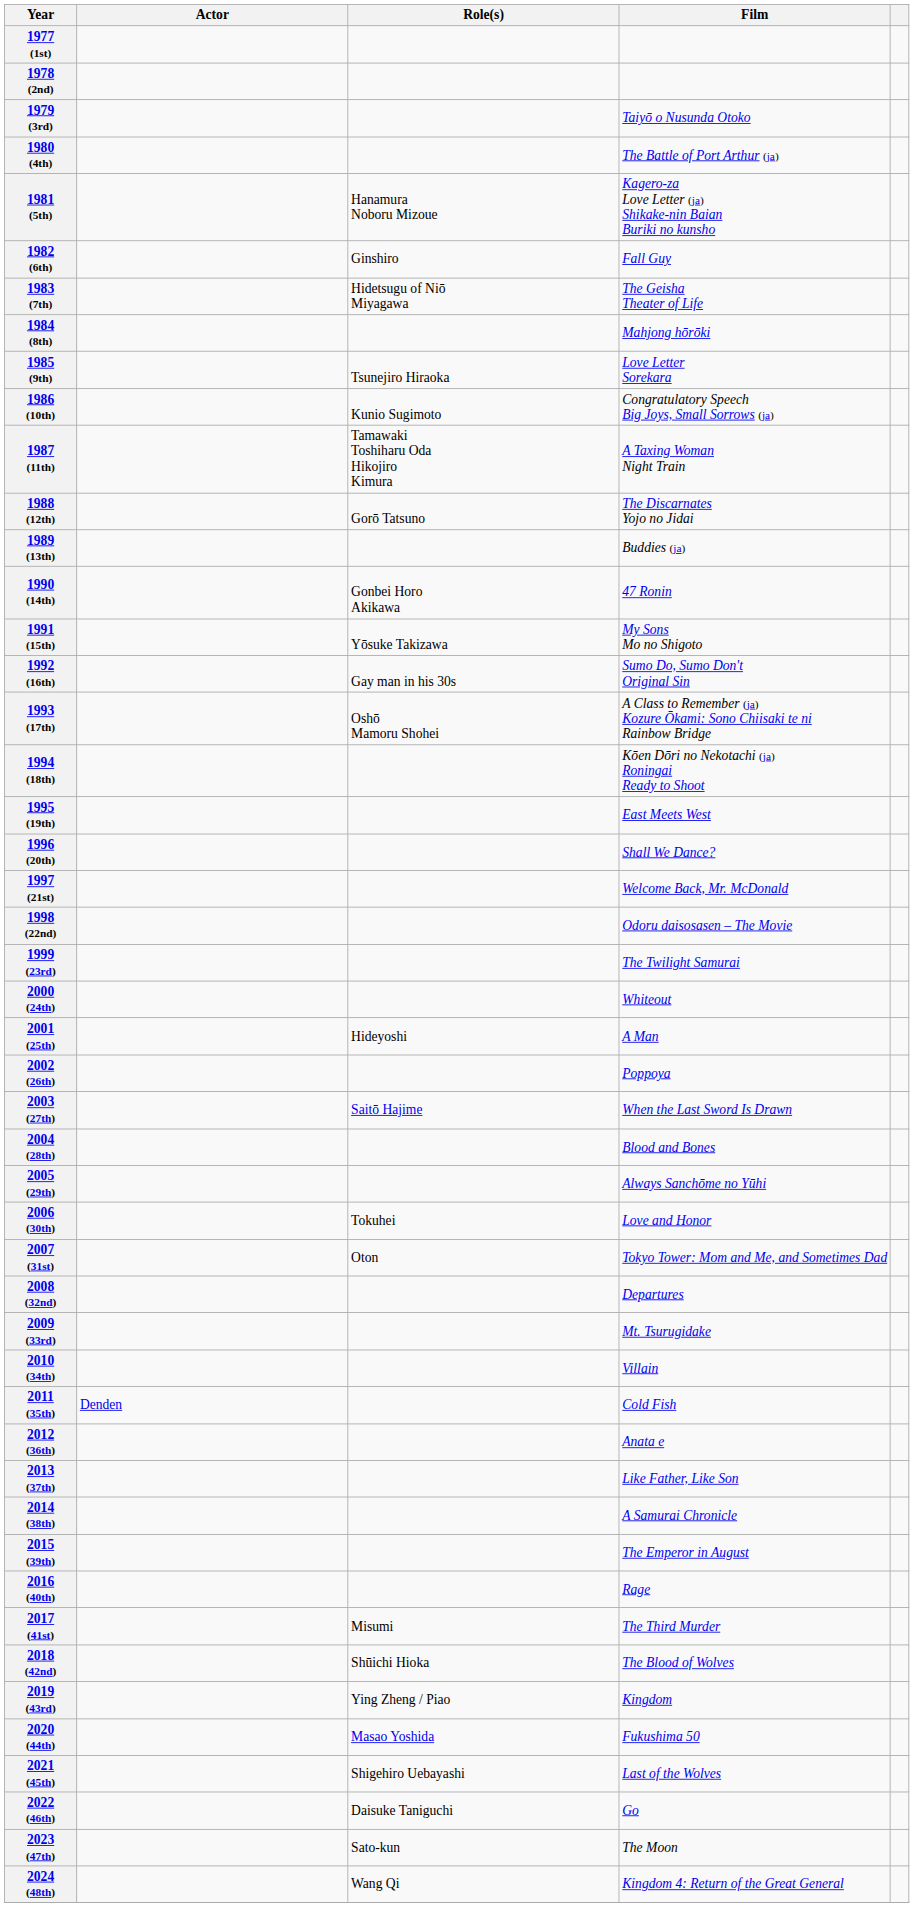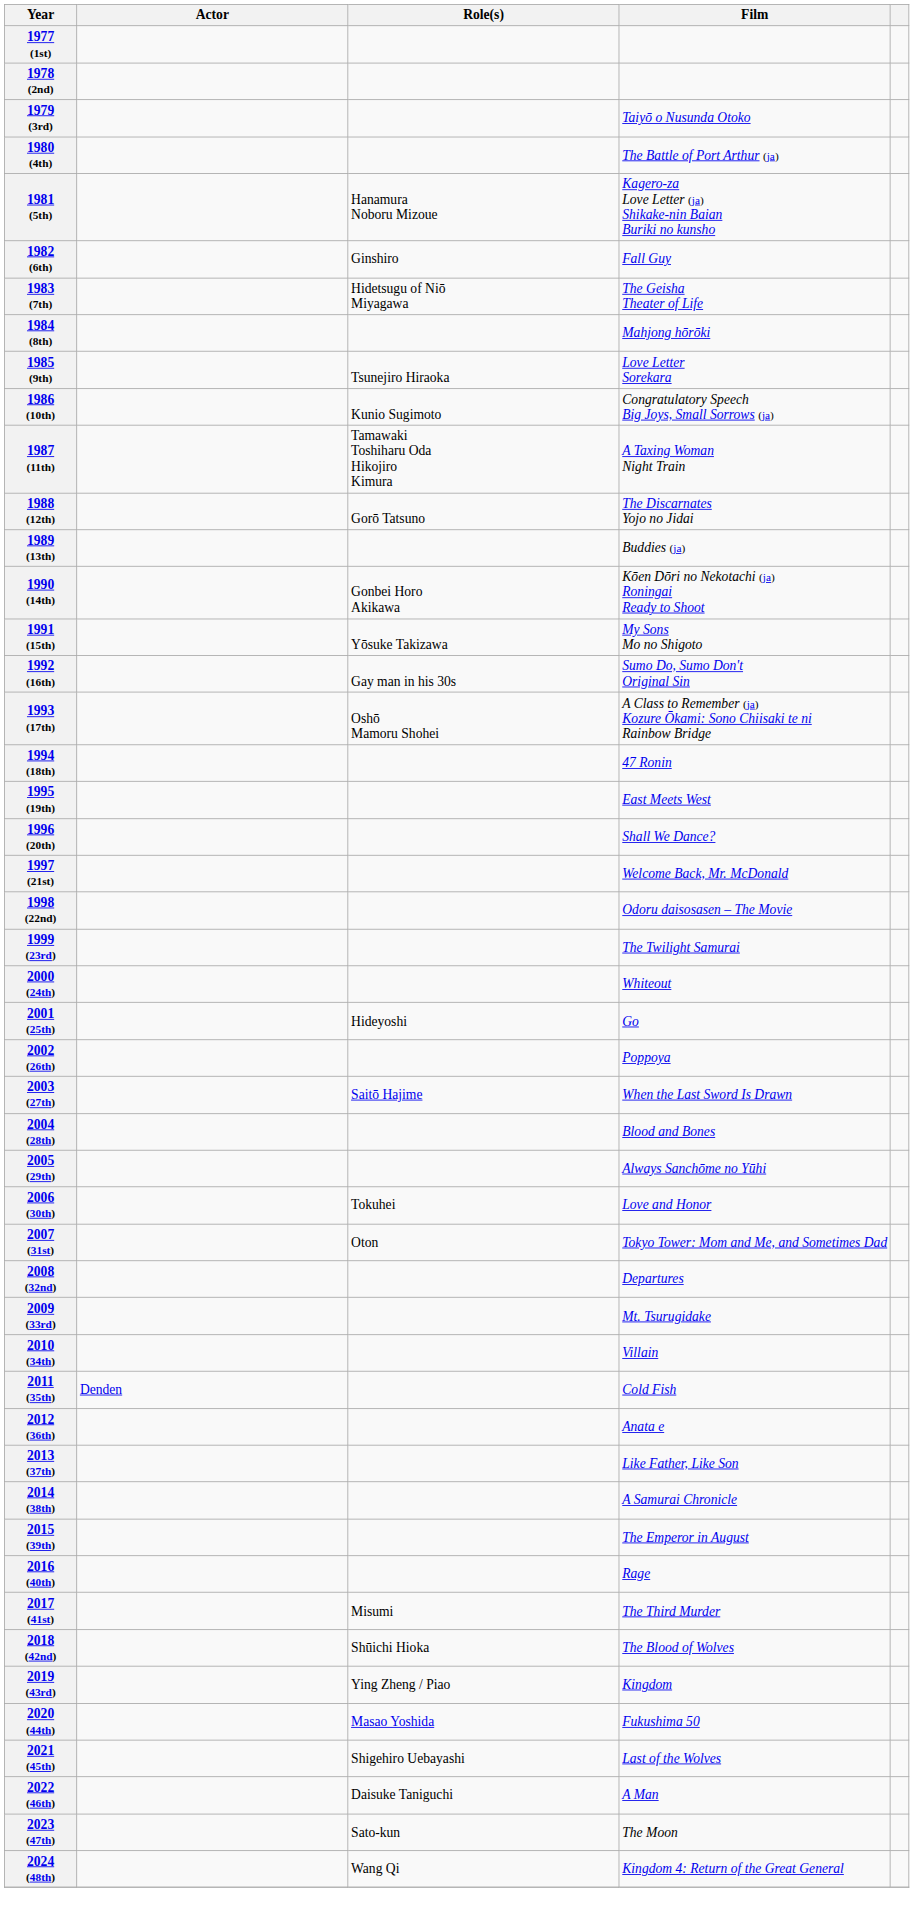(647, 592) 47 Ronin -> (699, 592) Kōen Dōri no Nekotachi (ja) Roningai Ready to Shoot
(699, 770) Kōen Dōri no Nekotachi (ja) Roningai Ready to Shoot -> (647, 763) 47 Ronin
(640, 1036) A Man -> (631, 1021) Go
(631, 1810) Go -> (640, 1795) A Man
